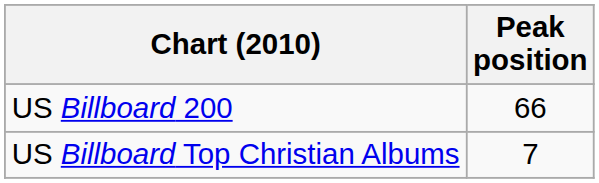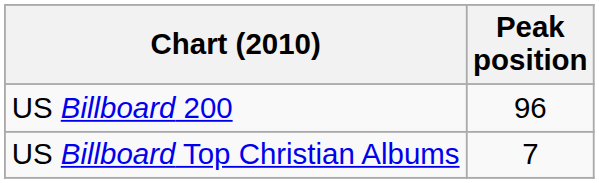(530, 107) 66 -> (530, 107) 96
